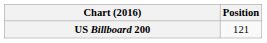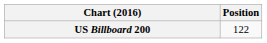(241, 29) 121 -> (241, 29) 122
